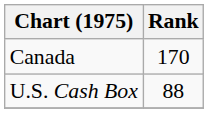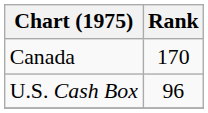(173, 90) 88 -> (173, 90) 96
